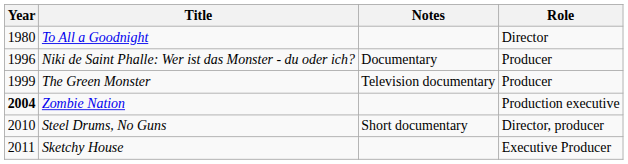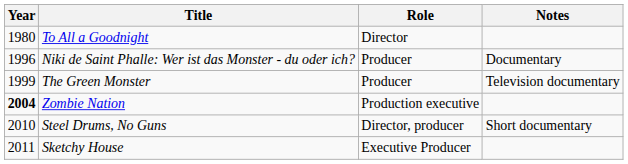columns swapped: (561, 15) <-> (428, 15)
